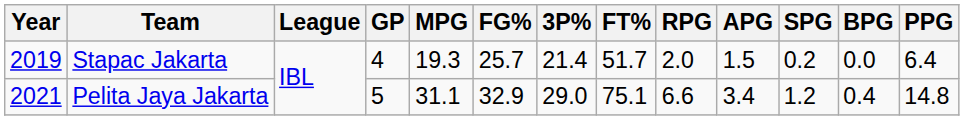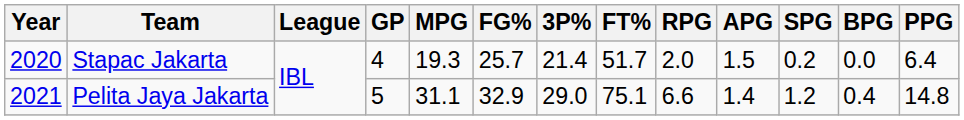(36, 59) 2019 -> (36, 59) 2020
(739, 96) 3.4 -> (739, 96) 1.4
